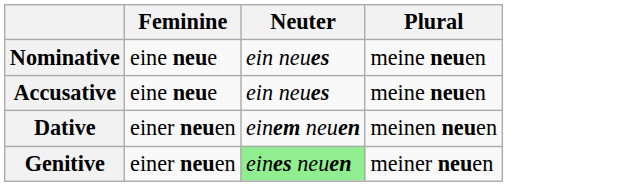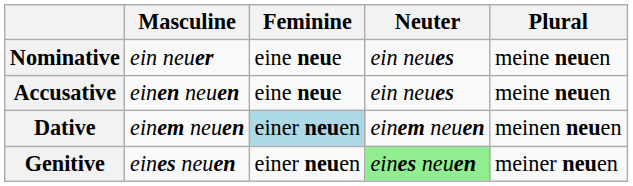+ column: (187, 22)
(183, 127) no background -> (307, 127) lightblue background
